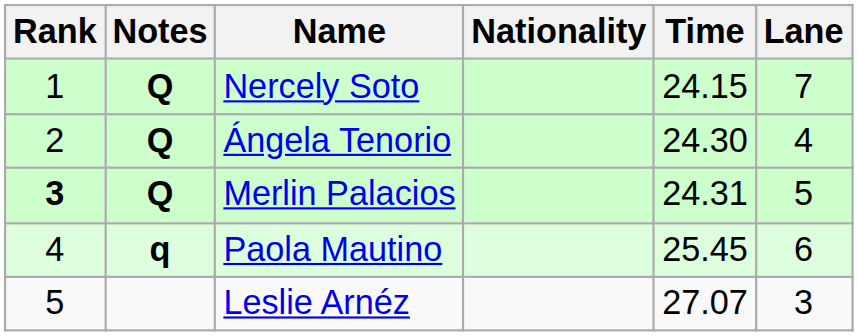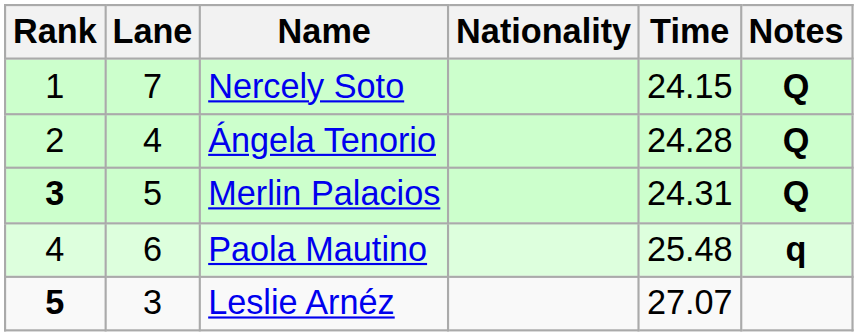columns swapped: (804, 31) <-> (160, 31)
(705, 140) 24.30 -> (690, 140) 24.28
(705, 248) 25.45 -> (690, 248) 25.48
(55, 303) normal -> (55, 303) bold
